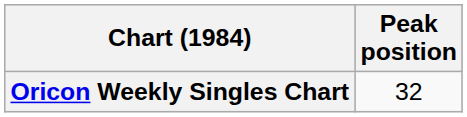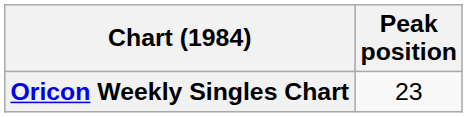(409, 91) 32 -> (409, 91) 23
